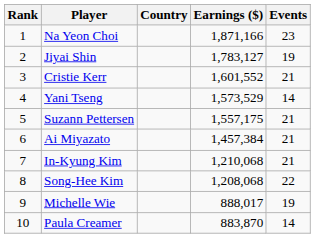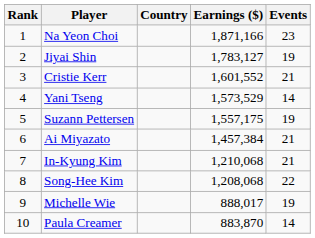(288, 118) 21 -> (288, 118) 19
